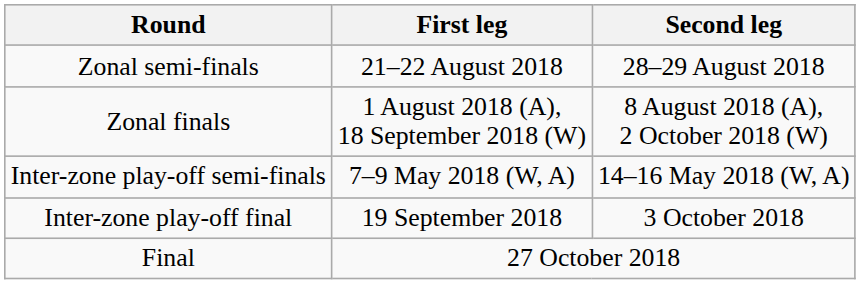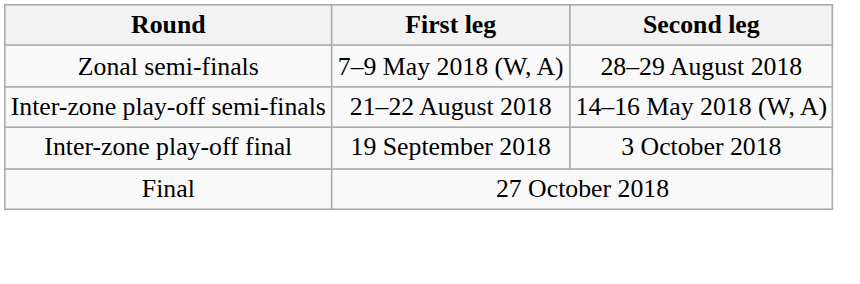(462, 65) 21–22 August 2018 -> (451, 65) 7–9 May 2018 (W, A)
- row: (168, 121)
(462, 176) 7–9 May 2018 (W, A) -> (451, 106) 21–22 August 2018
